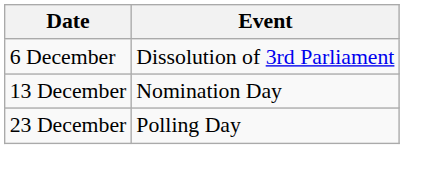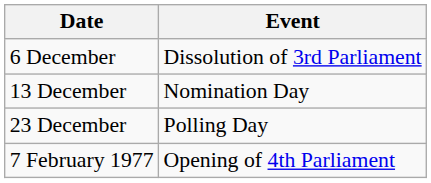+ row: (82, 159)
